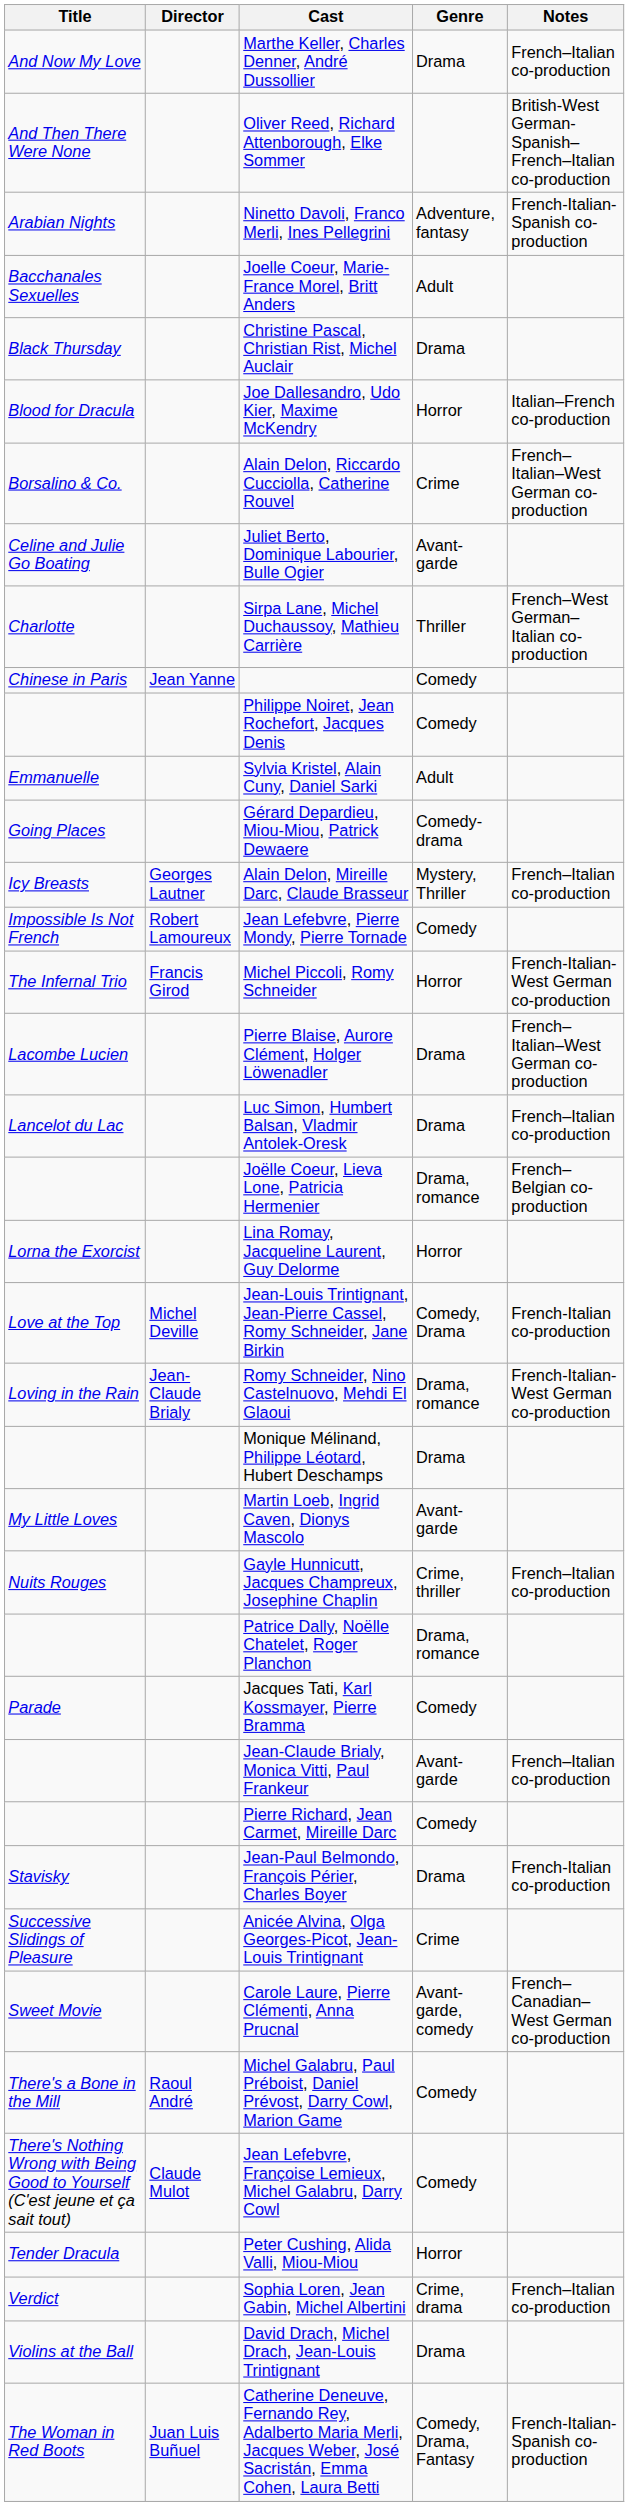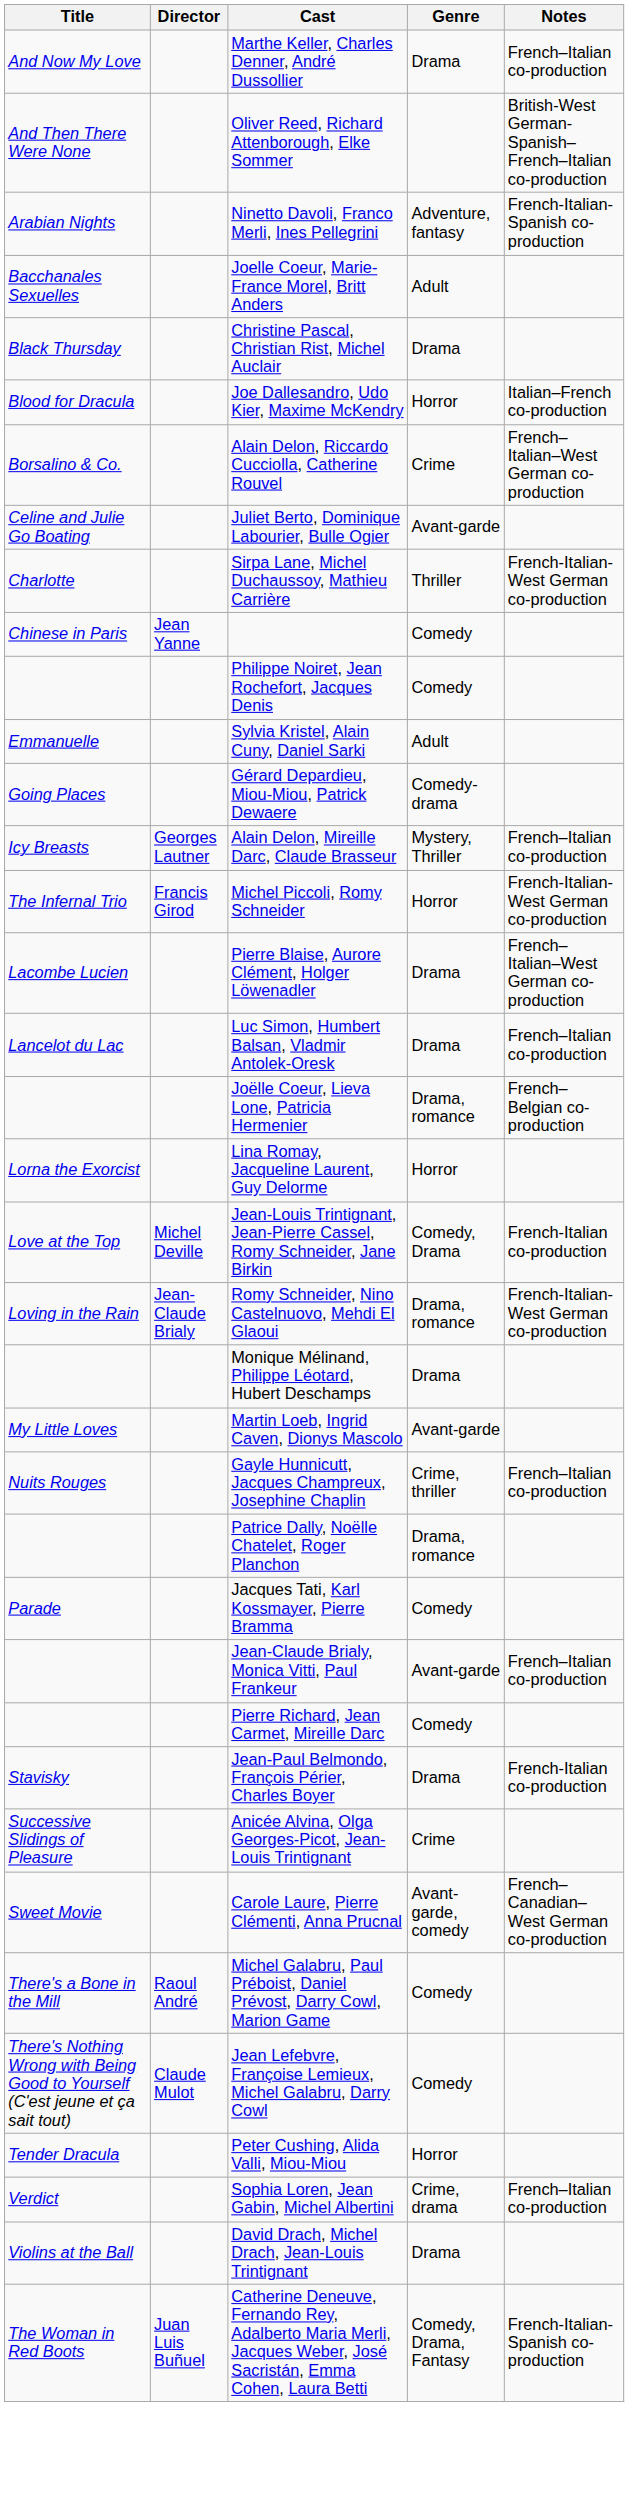(560, 626) French–West German–Italian co-production -> (560, 580) French-Italian-West German co-production
- row: (71, 928)
